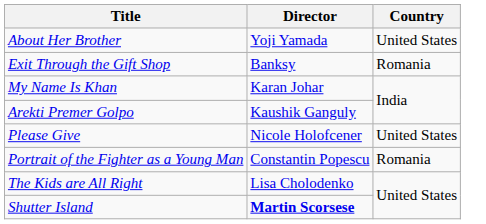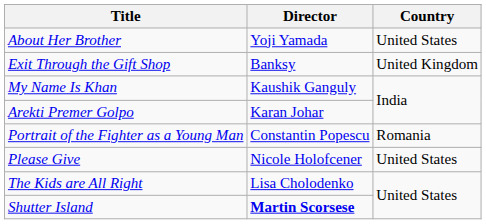(404, 64) Romania -> (427, 64) United Kingdom
(287, 87) Karan Johar -> (303, 87) Kaushik Ganguly
(303, 111) Kaushik Ganguly -> (287, 111) Karan Johar
rows swapped: (44, 135) <-> (126, 159)
